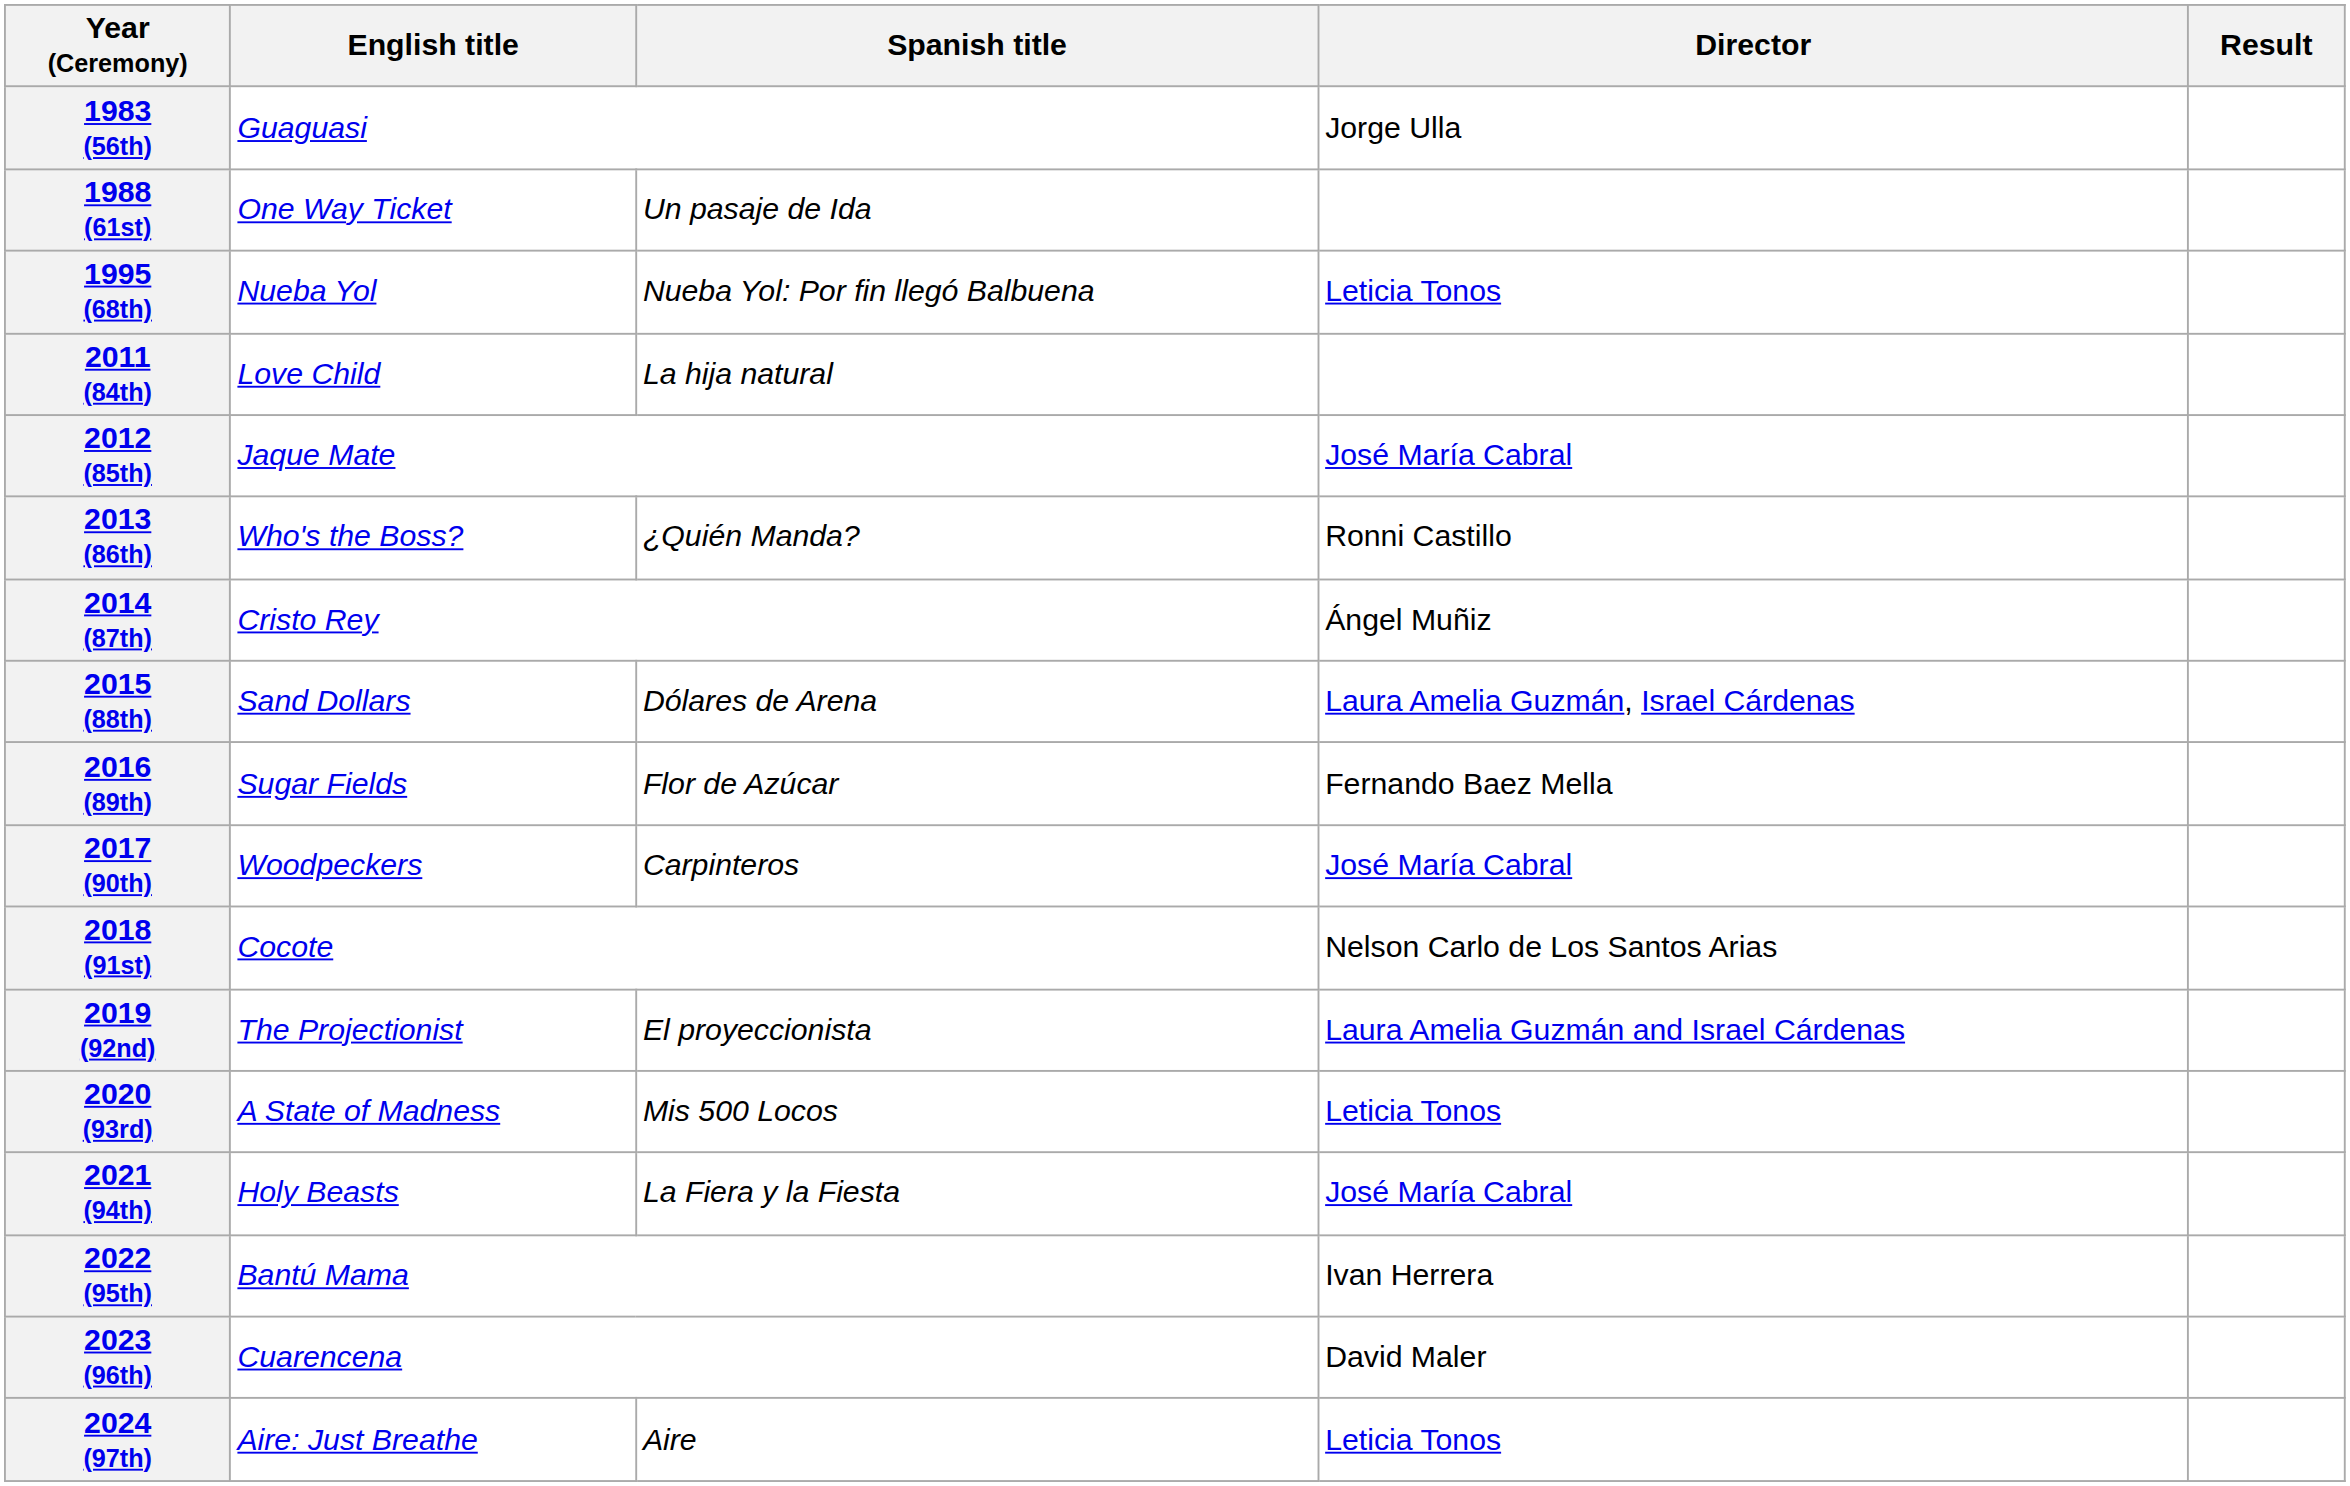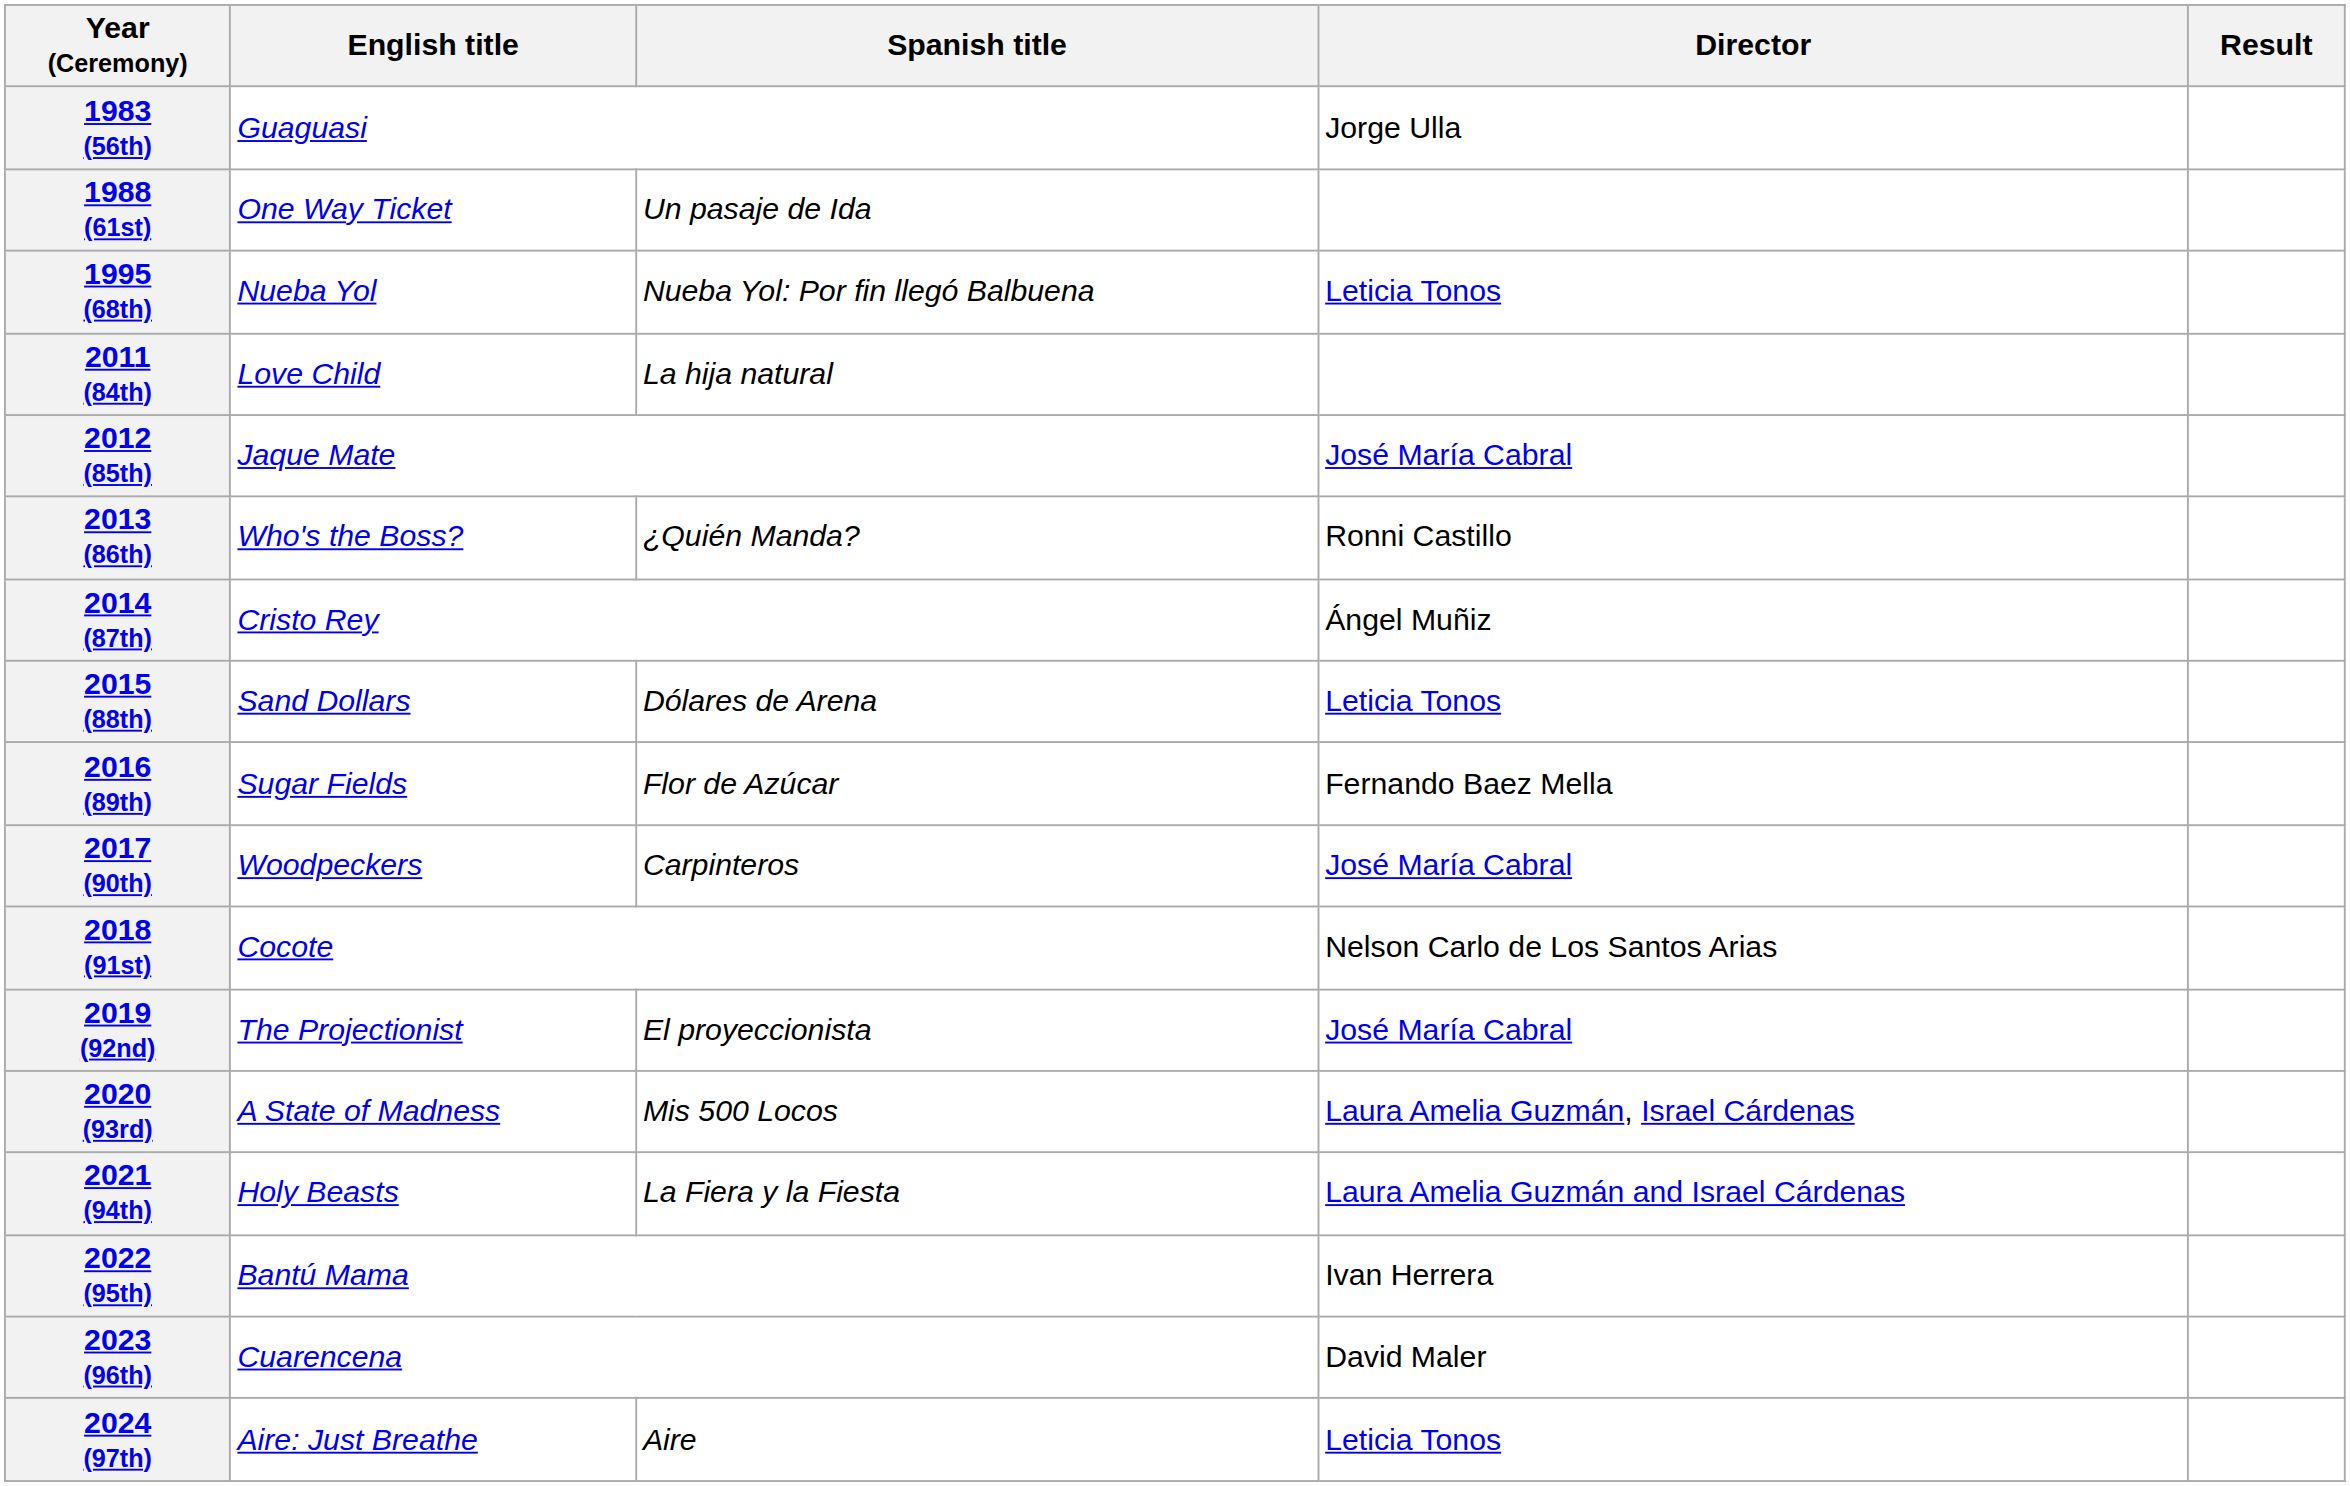(1590, 701) Laura Amelia Guzmán, Israel Cárdenas -> (1413, 701) Leticia Tonos
(1615, 1029) Laura Amelia Guzmán and Israel Cárdenas -> (1449, 1029) José María Cabral
(1413, 1111) Leticia Tonos -> (1590, 1111) Laura Amelia Guzmán, Israel Cárdenas
(1449, 1193) José María Cabral -> (1615, 1193) Laura Amelia Guzmán and Israel Cárdenas
